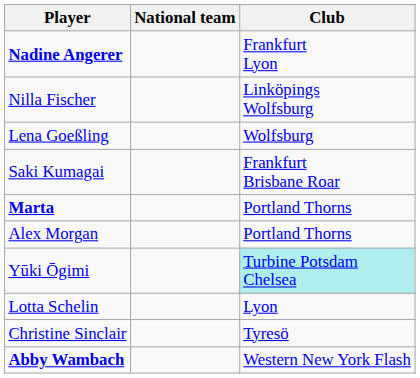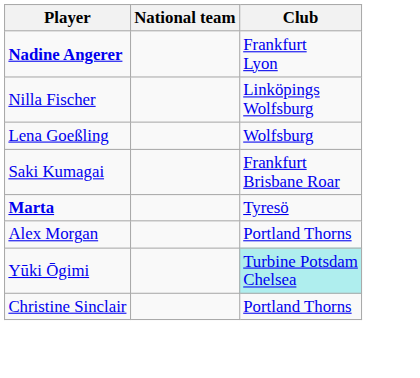(297, 207) Portland Thorns -> (266, 207) Tyresö
- row: (53, 306)
(266, 333) Tyresö -> (297, 306) Portland Thorns
- row: (66, 359)
